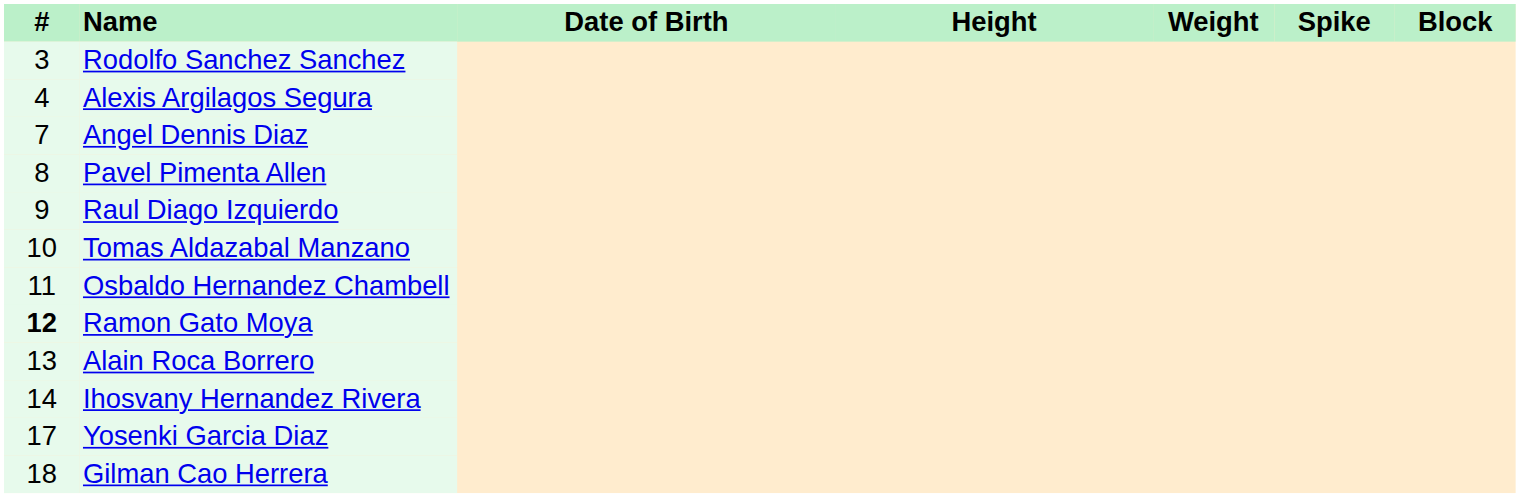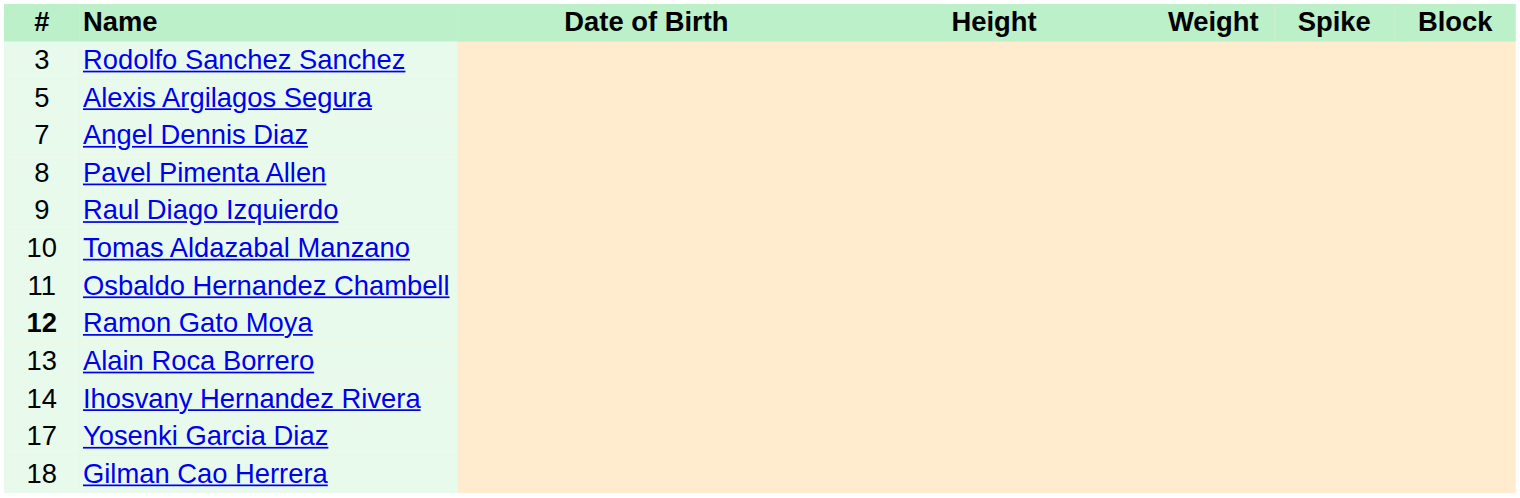(42, 97) 4 -> (42, 97) 5
